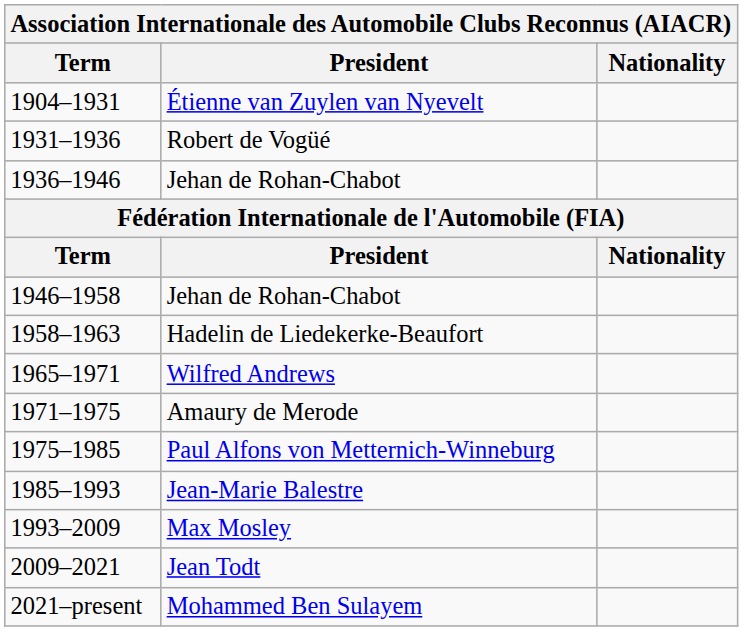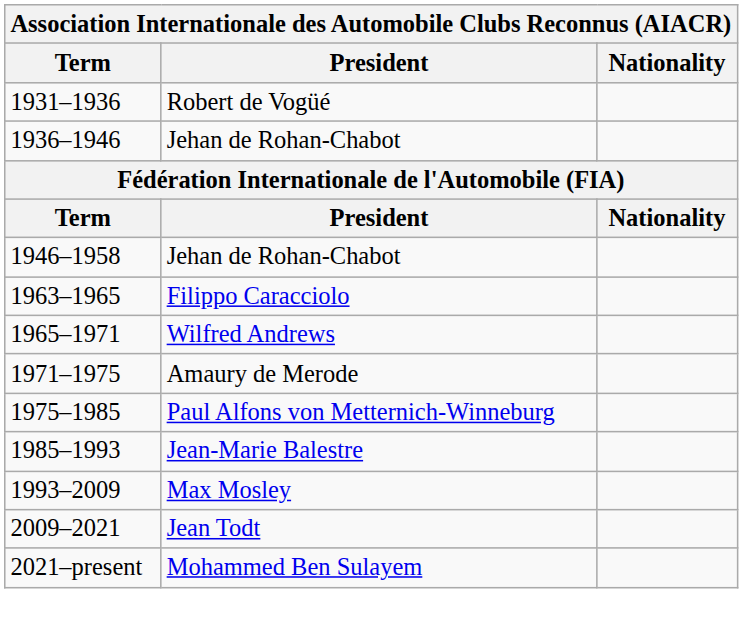- row: (65, 101)
- row: (65, 334)
+ row: (65, 295)
